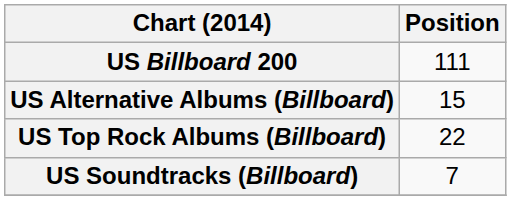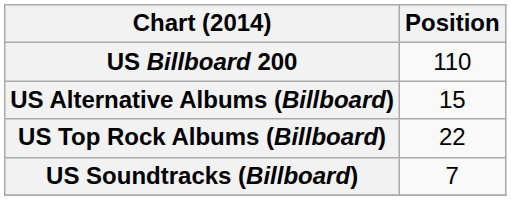(452, 61) 111 -> (452, 61) 110
